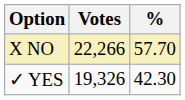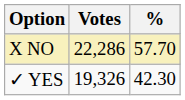(99, 49) 22,266 -> (99, 49) 22,286
